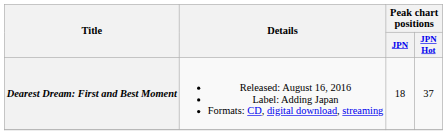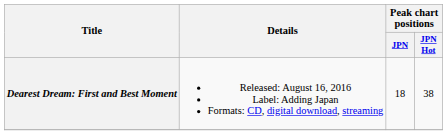(428, 93) 37 -> (428, 93) 38
